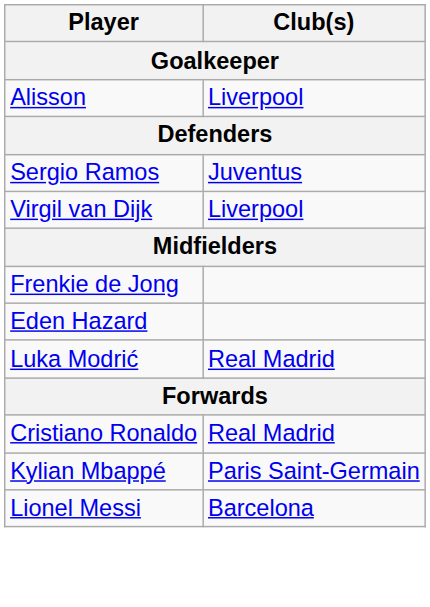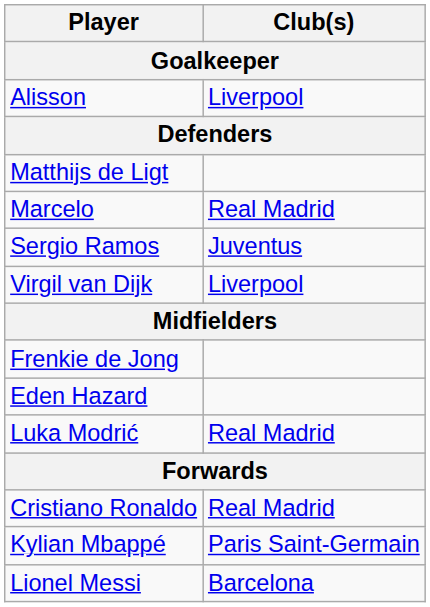+ row: (89, 172)
+ row: (52, 209)
